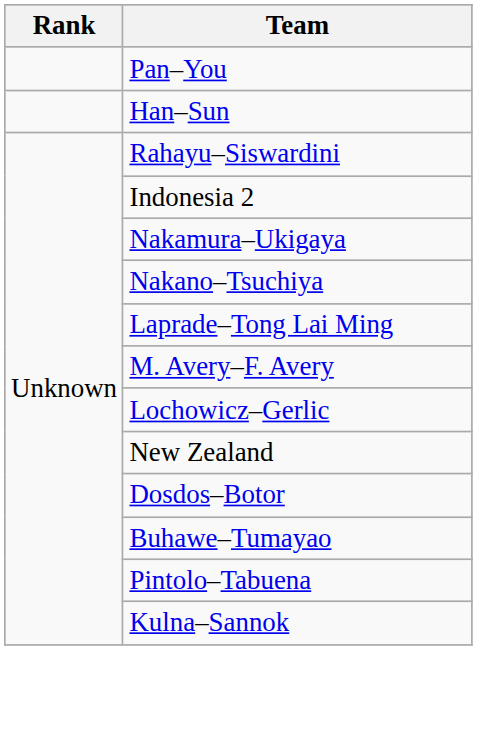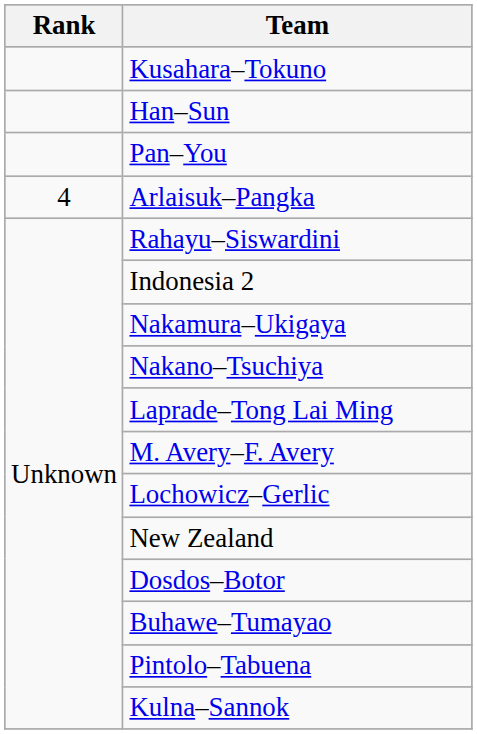+ row: (228, 68)
rows swapped: (178, 68) <-> (179, 111)
+ row: (222, 196)
